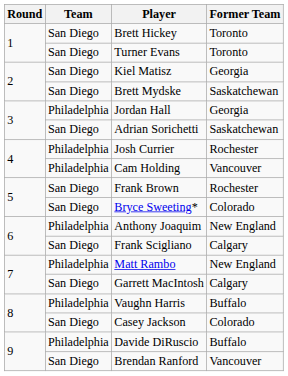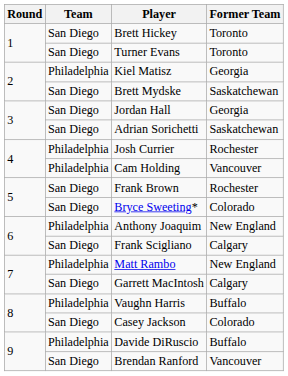(73, 71) San Diego -> (78, 71) Philadelphia
(78, 110) Philadelphia -> (73, 110) San Diego
